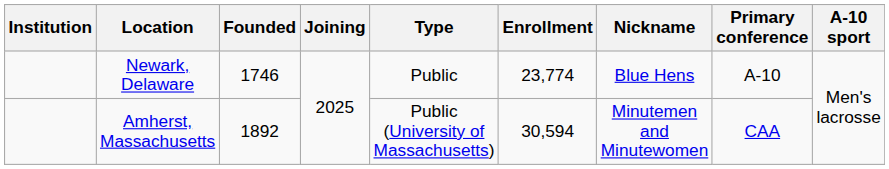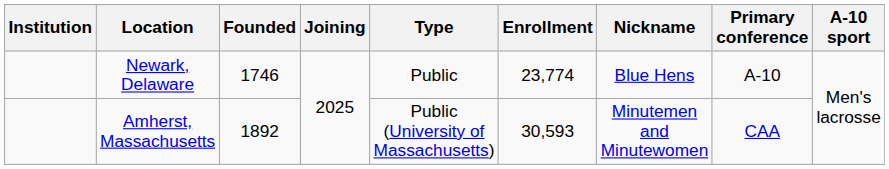(548, 131) 30,594 -> (548, 131) 30,593
